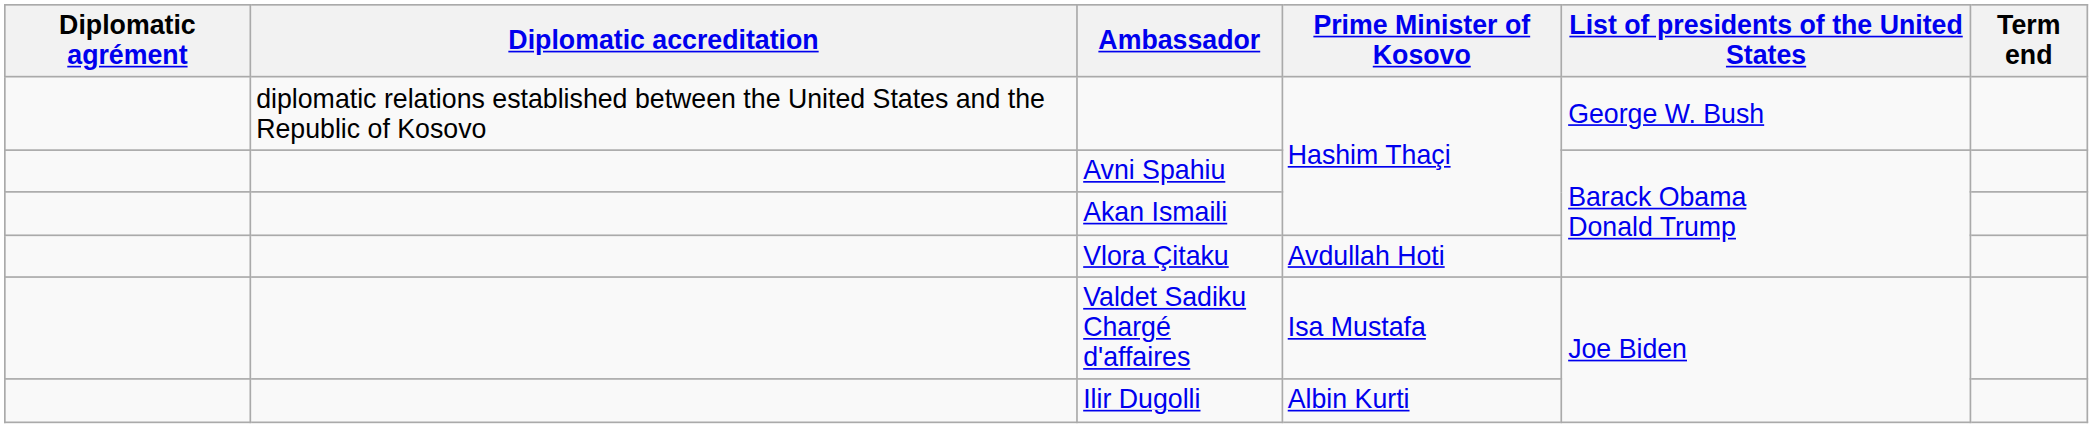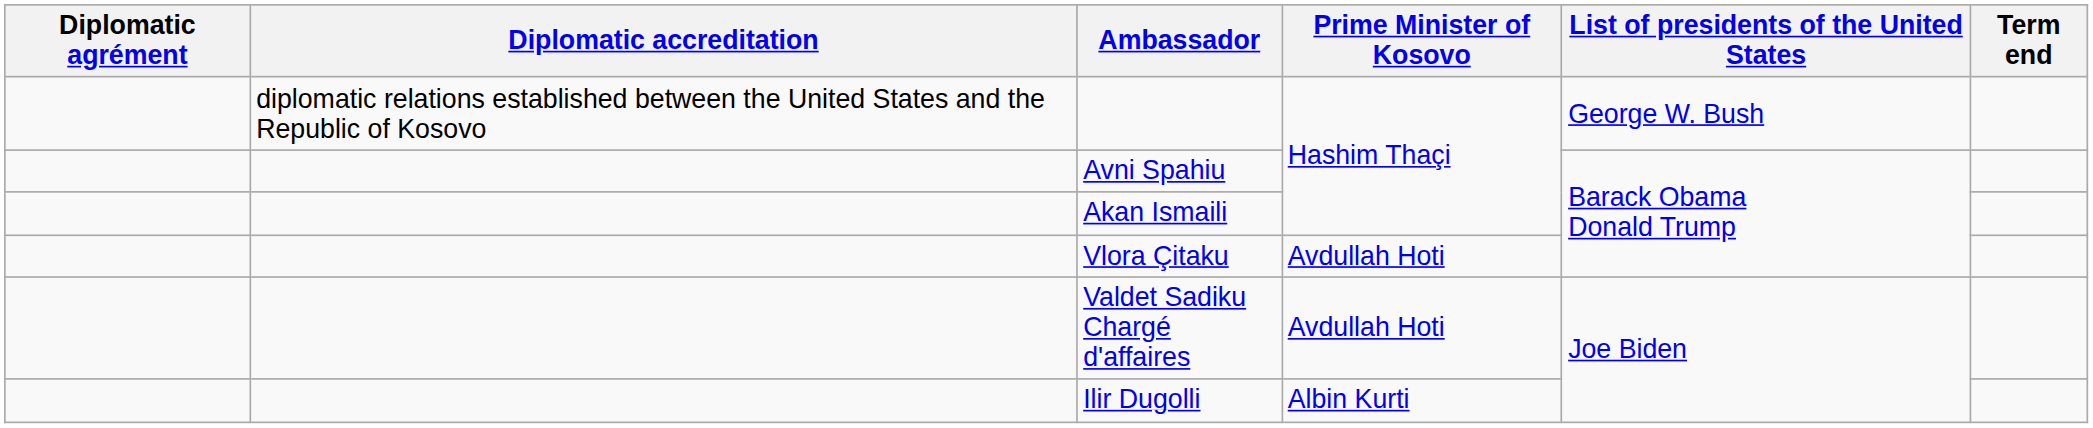(1357, 327) Isa Mustafa -> (1366, 327) Avdullah Hoti
